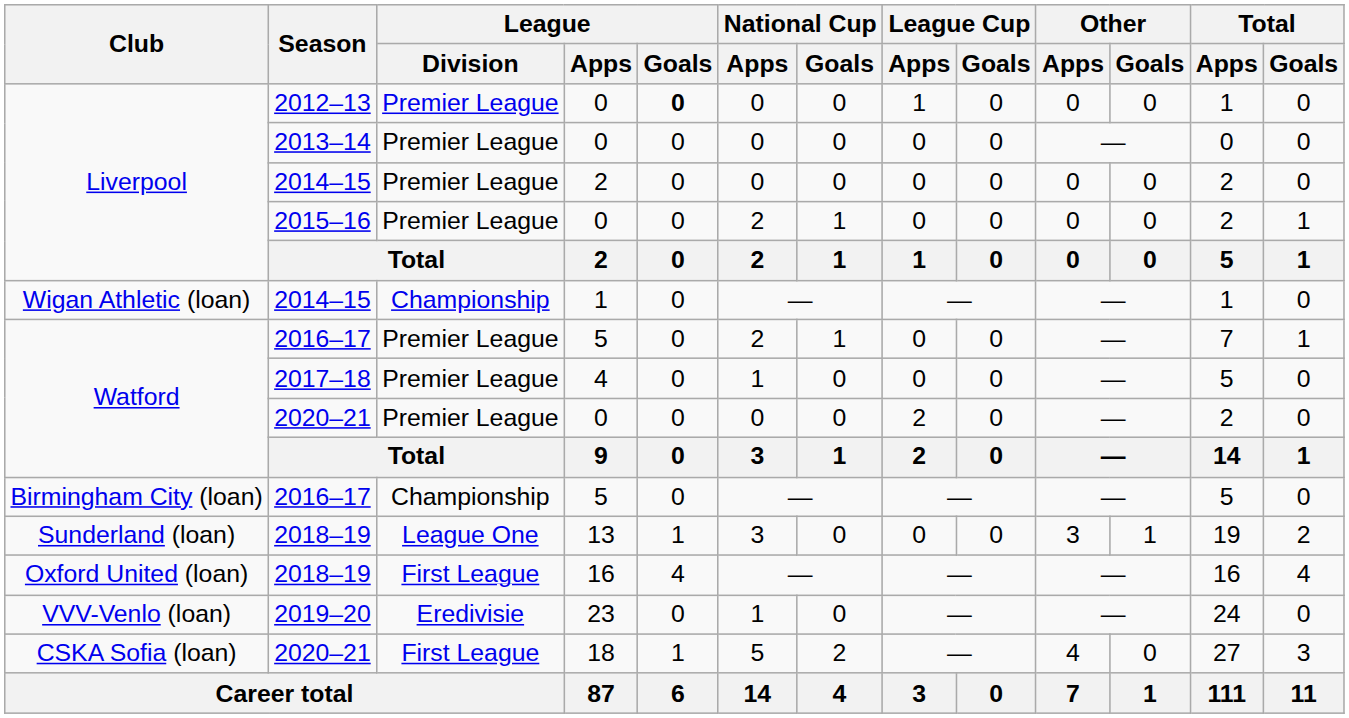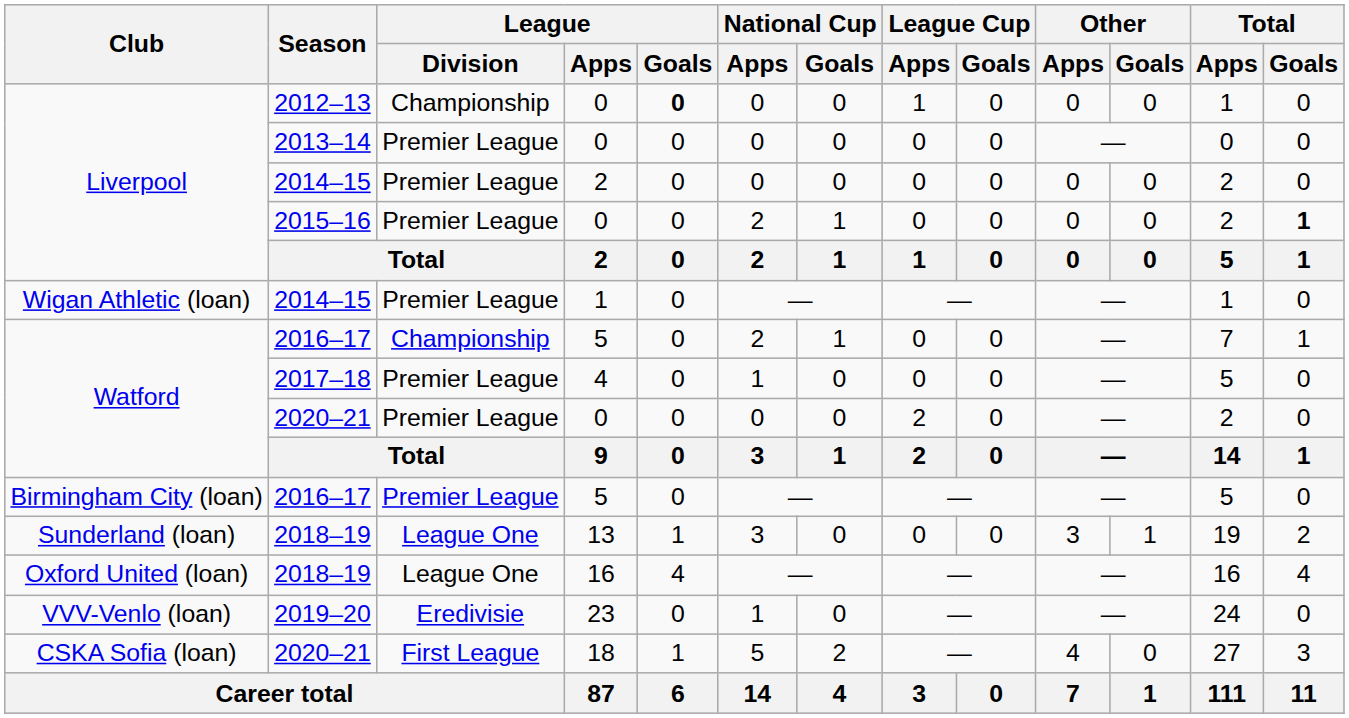(470, 102) Premier League -> (470, 102) Championship
(1304, 220) normal -> (1304, 220) bold
(470, 299) Championship -> (470, 299) Premier League
(470, 338) Premier League -> (470, 338) Championship
(470, 496) Championship -> (470, 496) Premier League
(470, 574) First League -> (470, 574) League One
